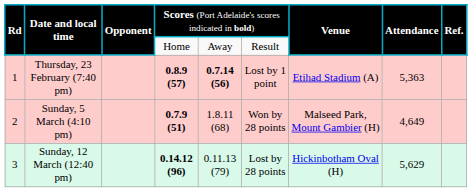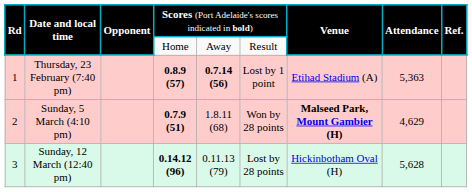(336, 121) normal -> (334, 121) bold
(412, 121) 4,649 -> (412, 121) 4,629
(412, 165) 5,629 -> (412, 165) 5,628
